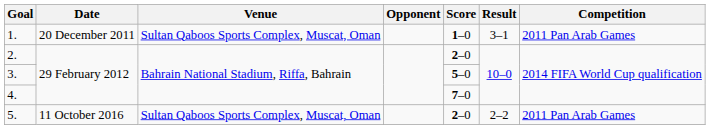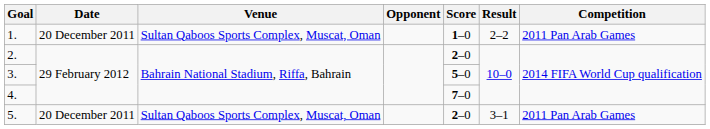(499, 34) 3–1 -> (499, 34) 2–2
(81, 114) 11 October 2016 -> (87, 114) 20 December 2011
(499, 114) 2–2 -> (499, 114) 3–1
